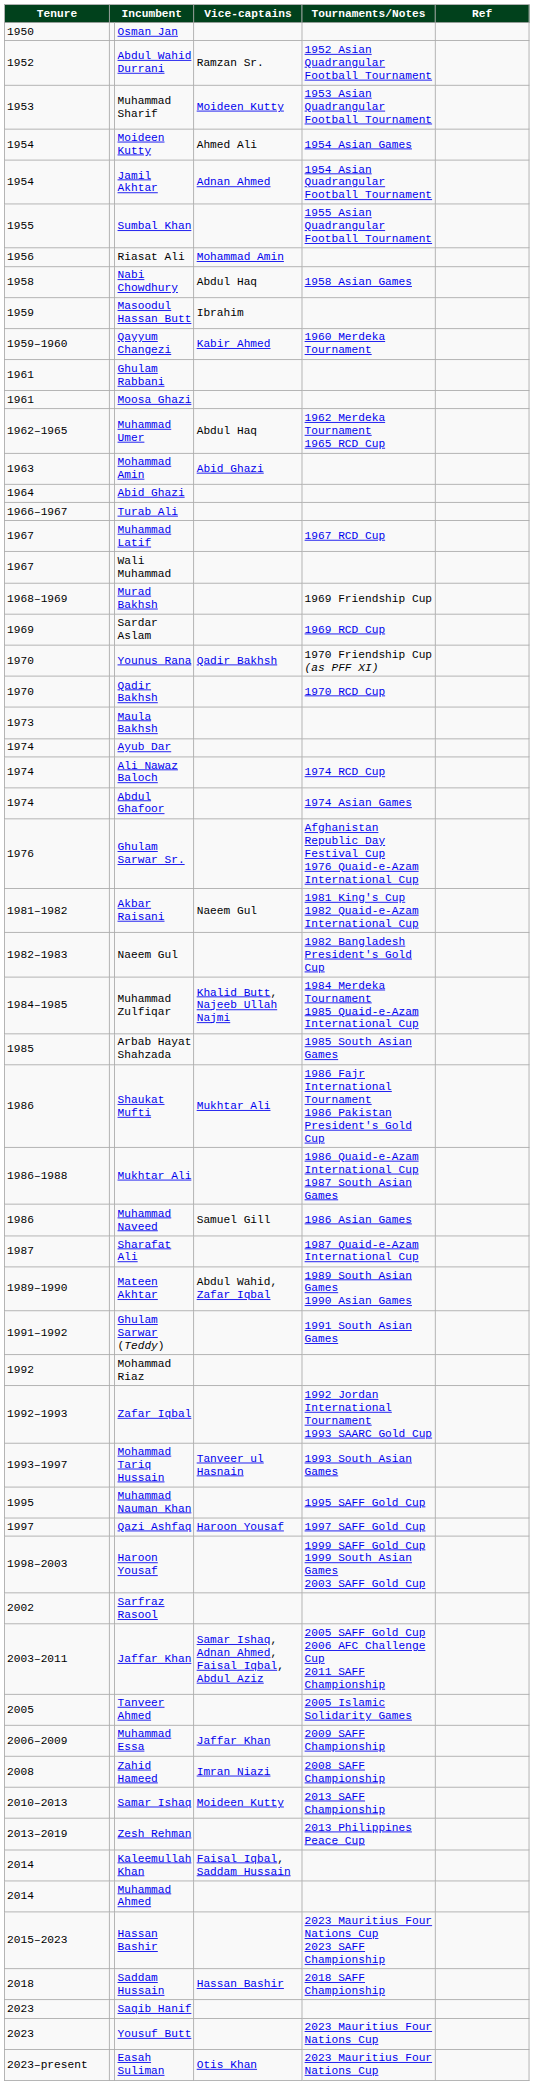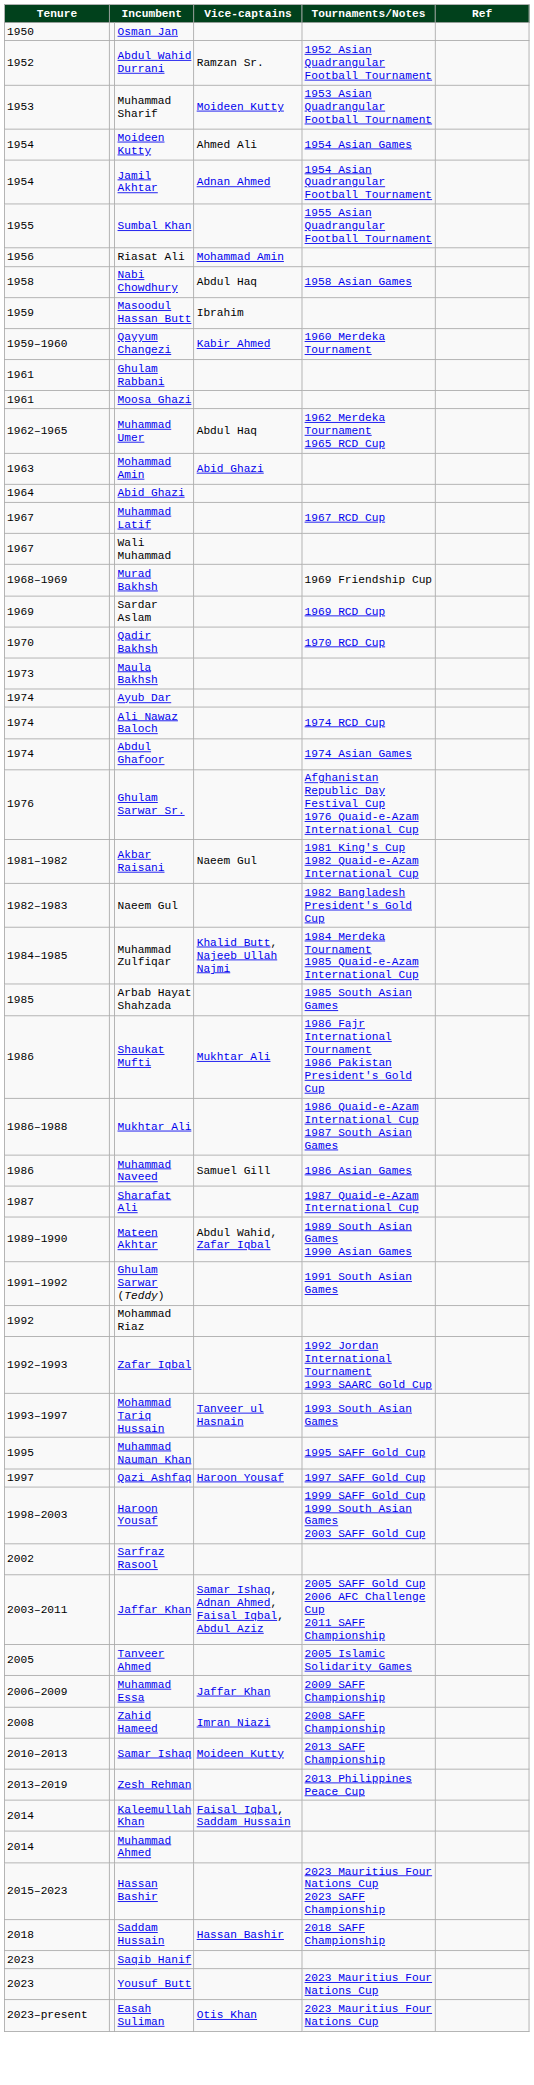- row: (148, 511)
- row: (154, 661)
